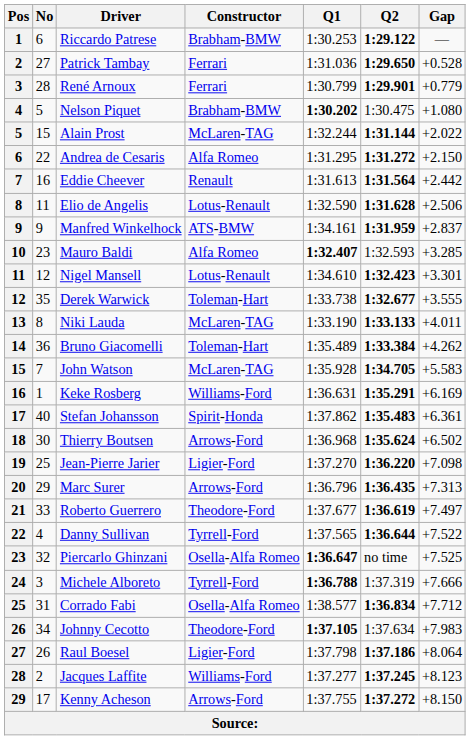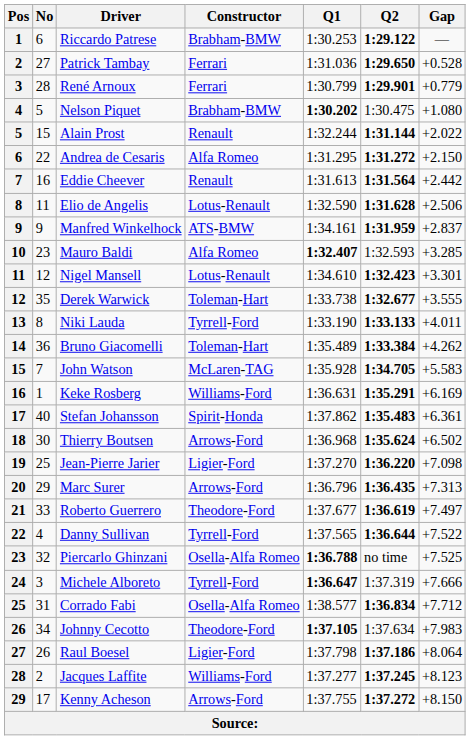(231, 134) McLaren-TAG -> (210, 134) Renault
(231, 322) McLaren-TAG -> (223, 322) Tyrrell-Ford
(332, 558) 1:36.647 -> (332, 558) 1:36.788
(332, 581) 1:36.788 -> (332, 581) 1:36.647
